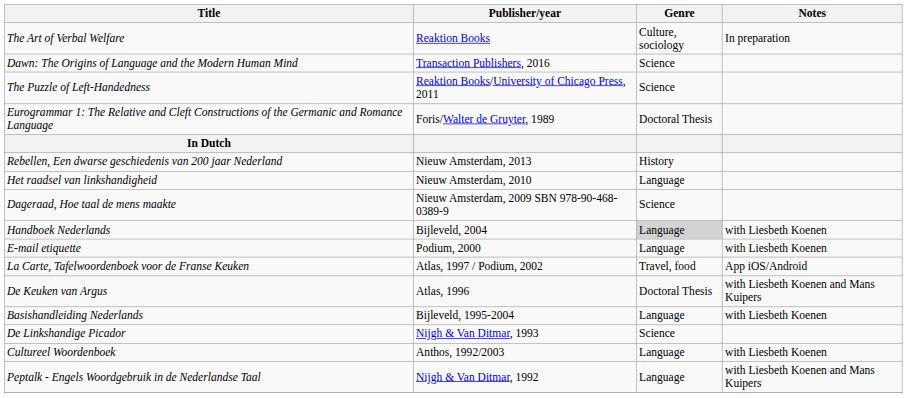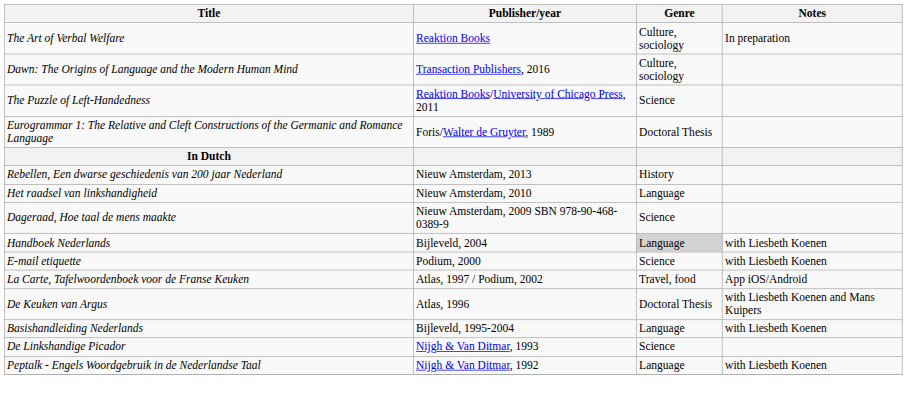(657, 63) Science -> (662, 69) Culture, sociology
(662, 248) Language -> (657, 261) Science
- row: (61, 352)
(800, 377) with Liesbeth Koenen and Mans Kuipers -> (776, 365) with Liesbeth Koenen
